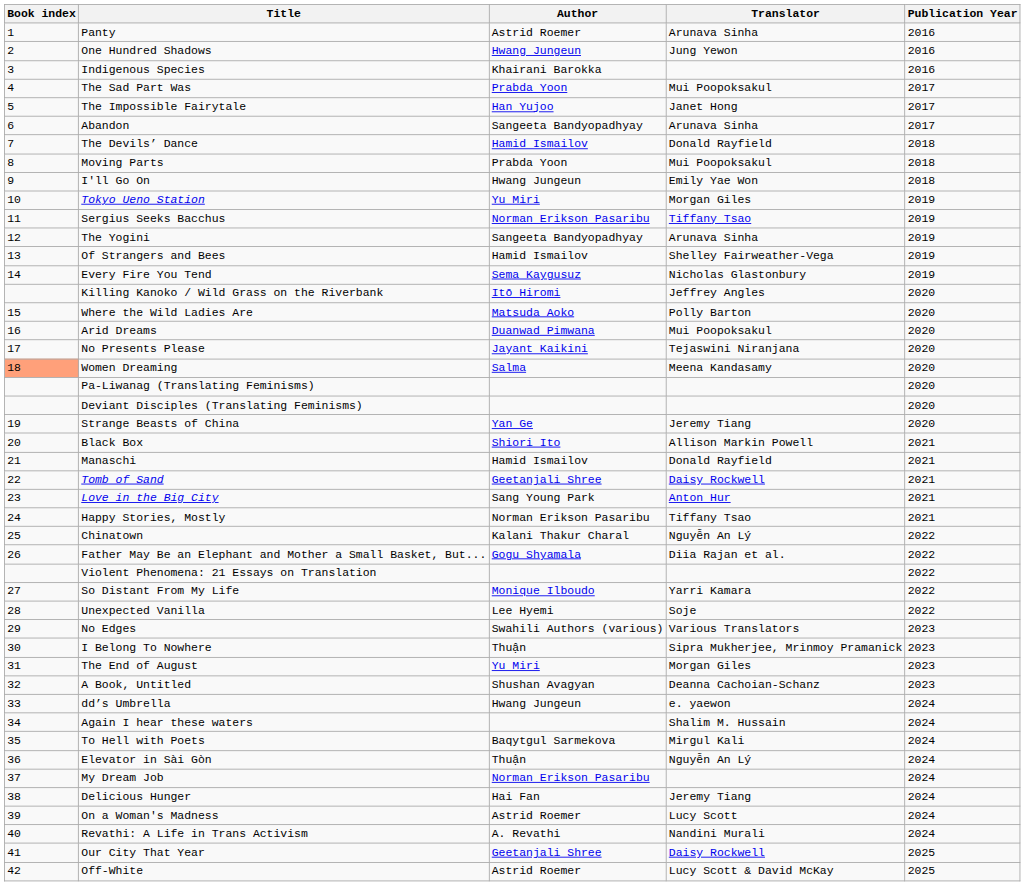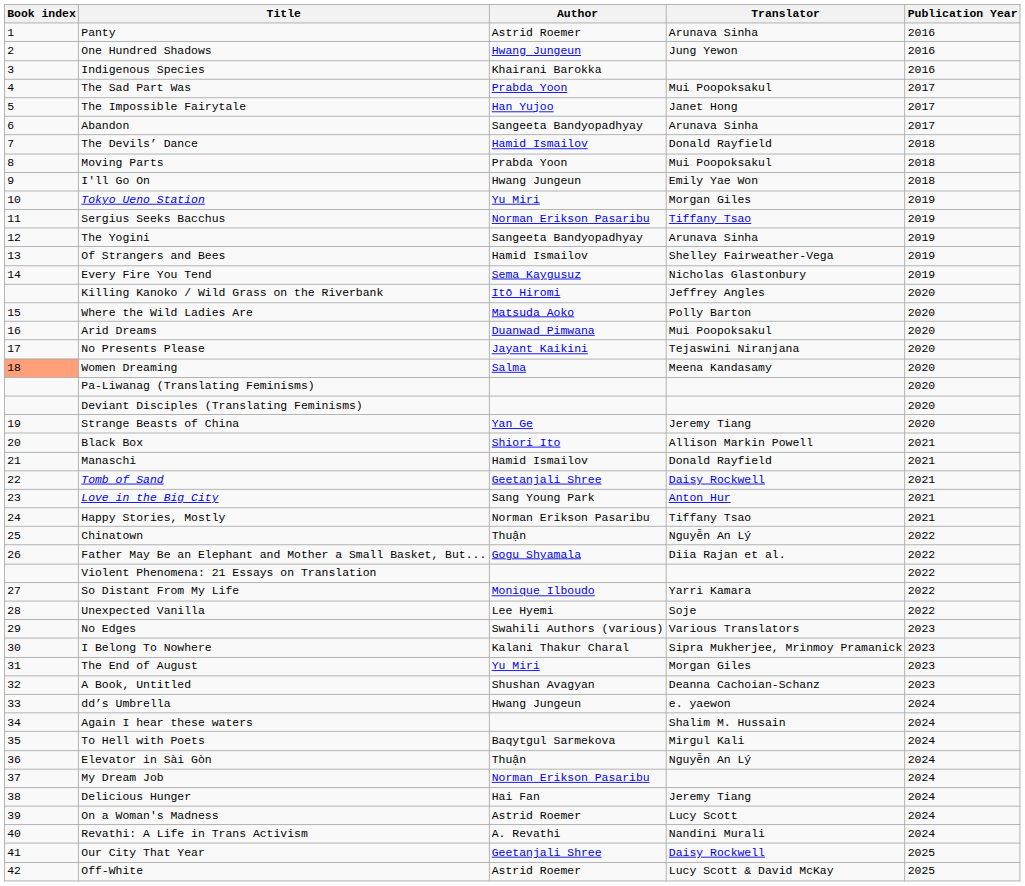(560, 536) Kalani Thakur Charal -> (509, 536) Thuận
(509, 648) Thuận -> (560, 648) Kalani Thakur Charal
